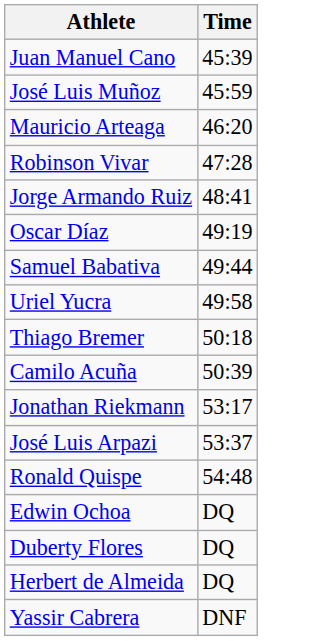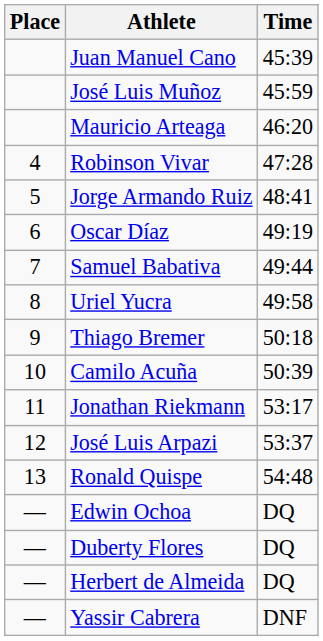+ column: (35, 22)
